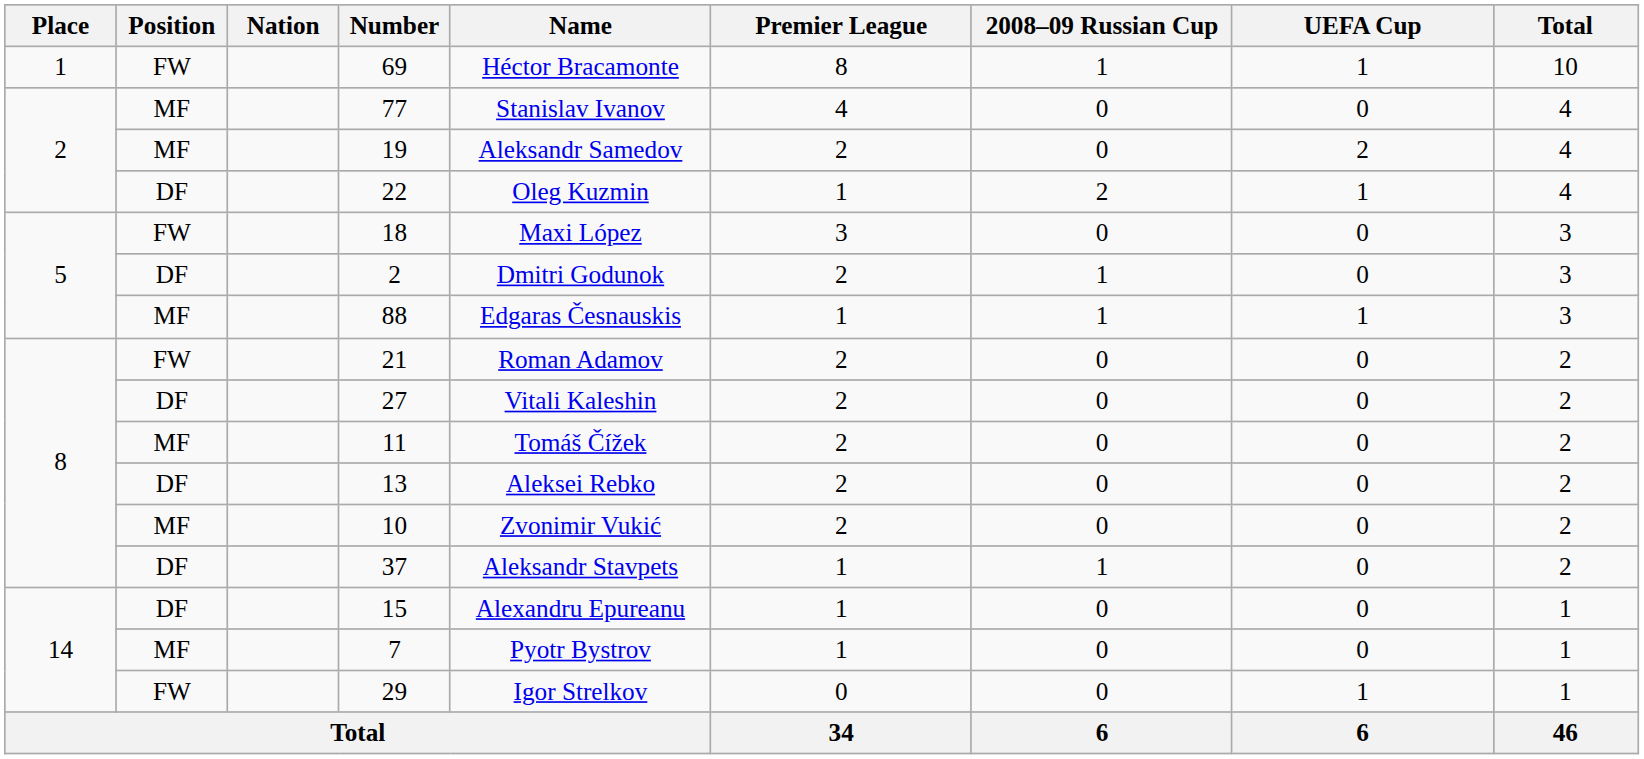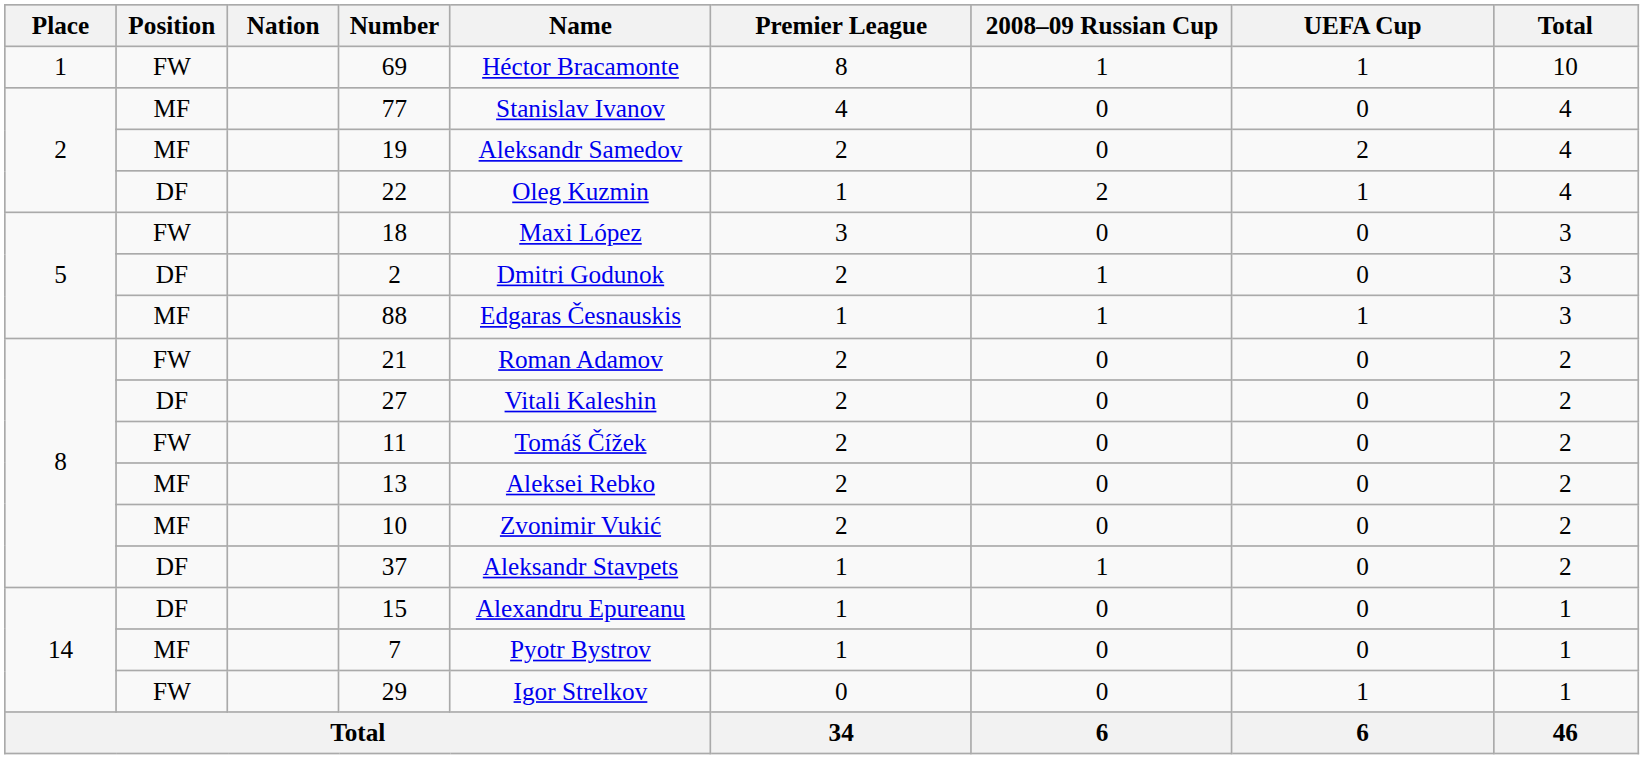(172, 441) MF -> (172, 441) FW
(172, 483) DF -> (172, 483) MF
